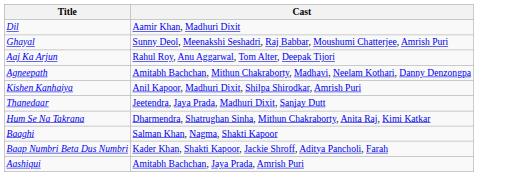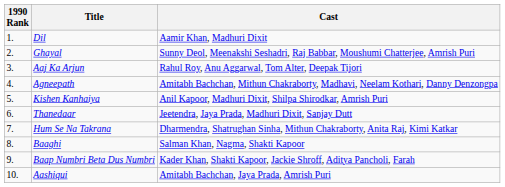+ column: (18, 17)
